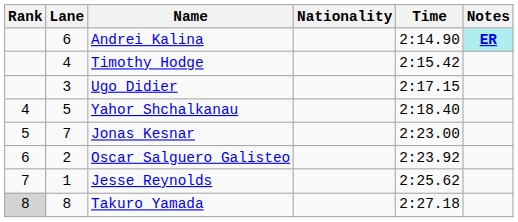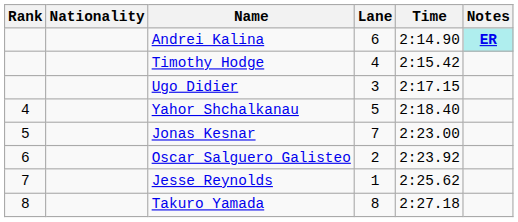columns swapped: (67, 16) <-> (345, 16)
(25, 204) lightgrey background -> (25, 204) no background
